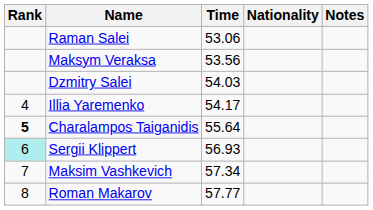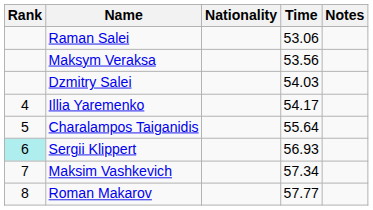columns swapped: (283, 15) <-> (223, 15)
(25, 127) bold -> (25, 127) normal
